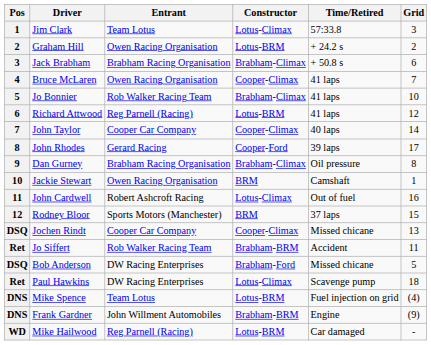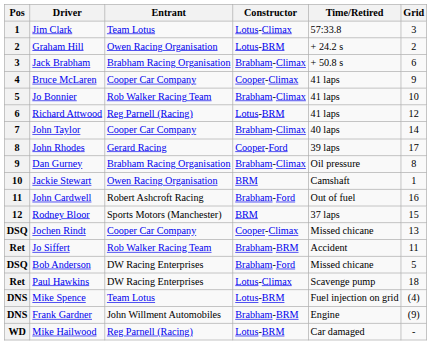(162, 80) Owen Racing Organisation -> (152, 80) Cooper Car Company
(414, 80) 7 -> (414, 80) 9
(267, 130) Cooper-Climax -> (271, 130) Brabham-Climax
(264, 197) Lotus-Climax -> (265, 197) Brabham-Ford
